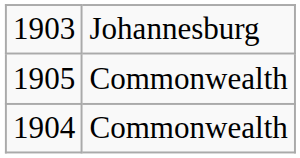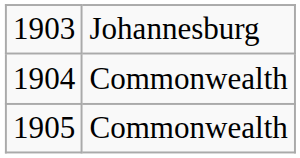rows swapped: (44, 127) <-> (44, 78)
